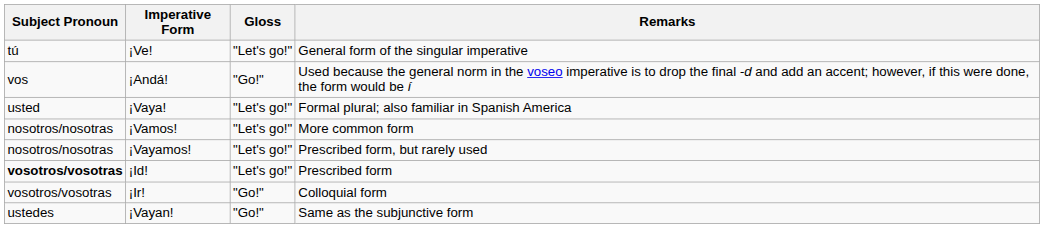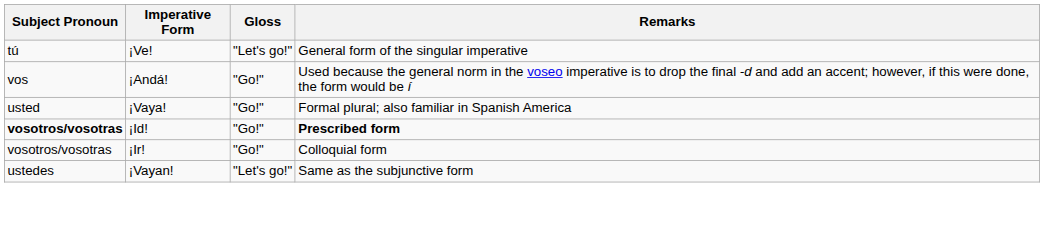(263, 108) "Let's go!" -> (248, 108) "Go!"
- row: (153, 129)
- row: (160, 150)
(263, 171) "Let's go!" -> (248, 129) "Go!"
(345, 171) normal -> (349, 129) bold
(248, 213) "Go!" -> (263, 171) "Let's go!"
